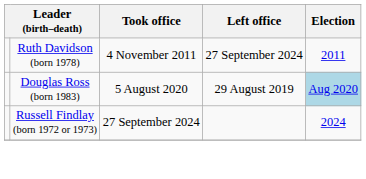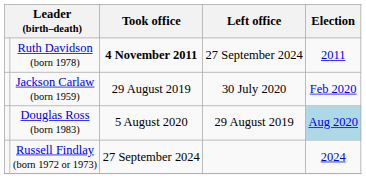(151, 55) normal -> (151, 55) bold
+ row: (55, 89)
